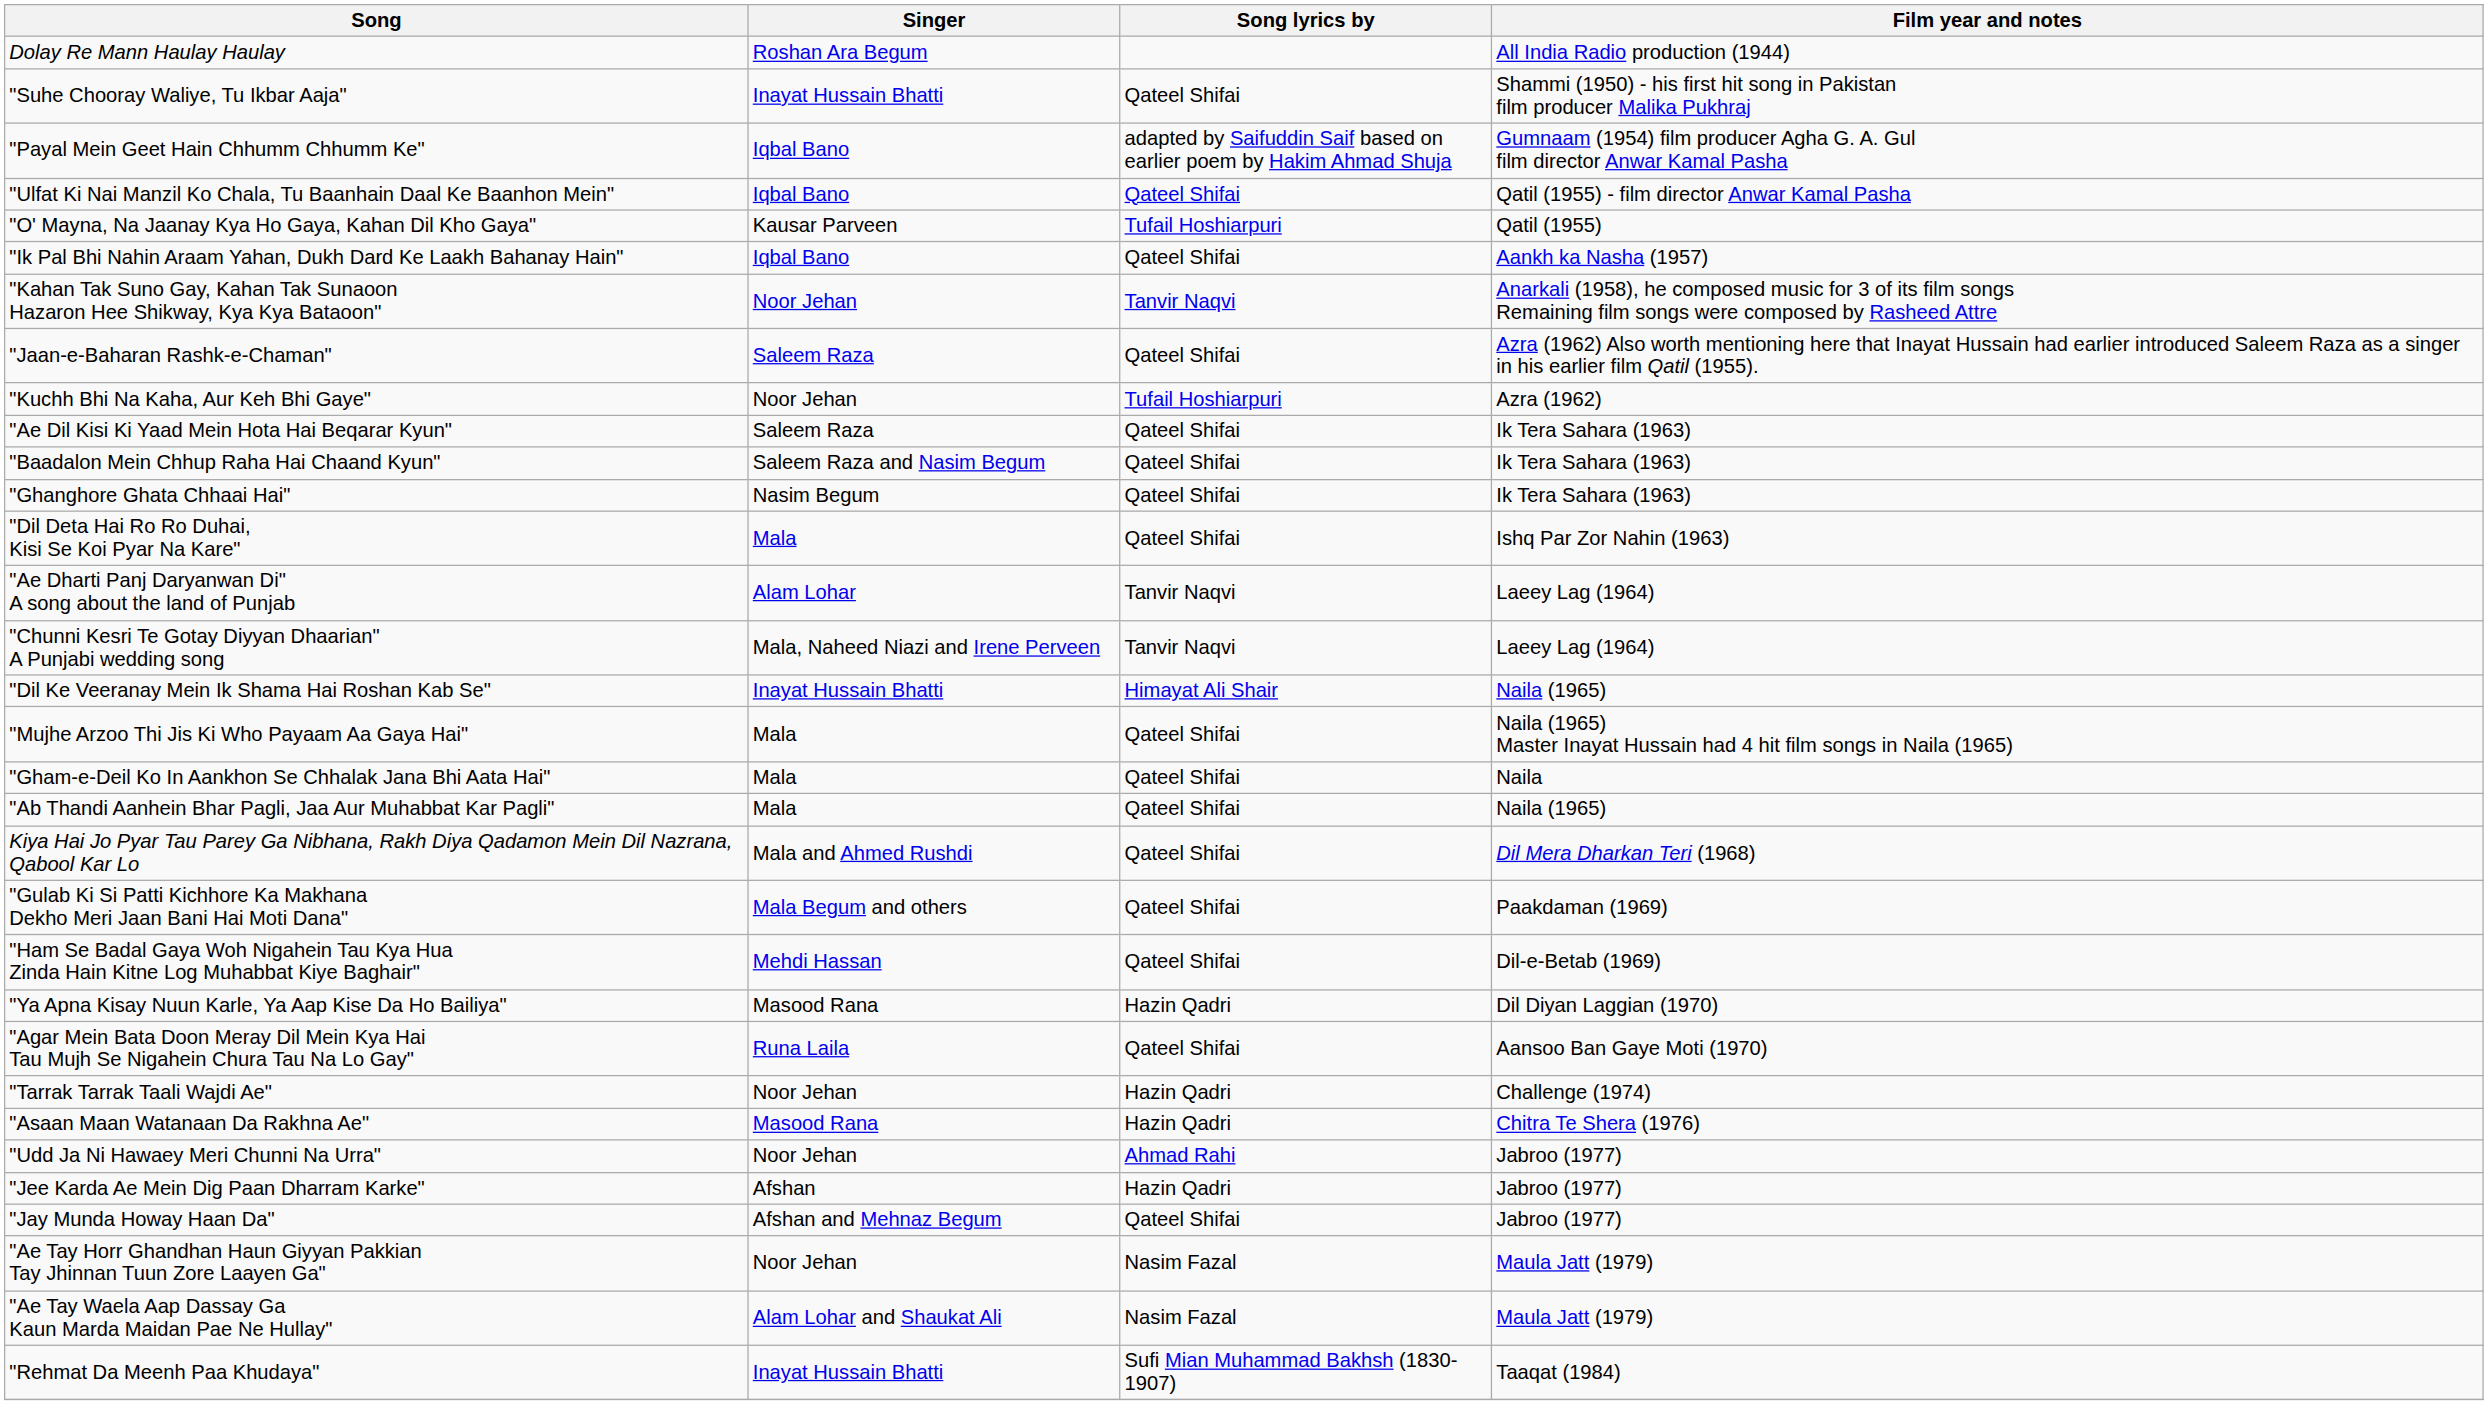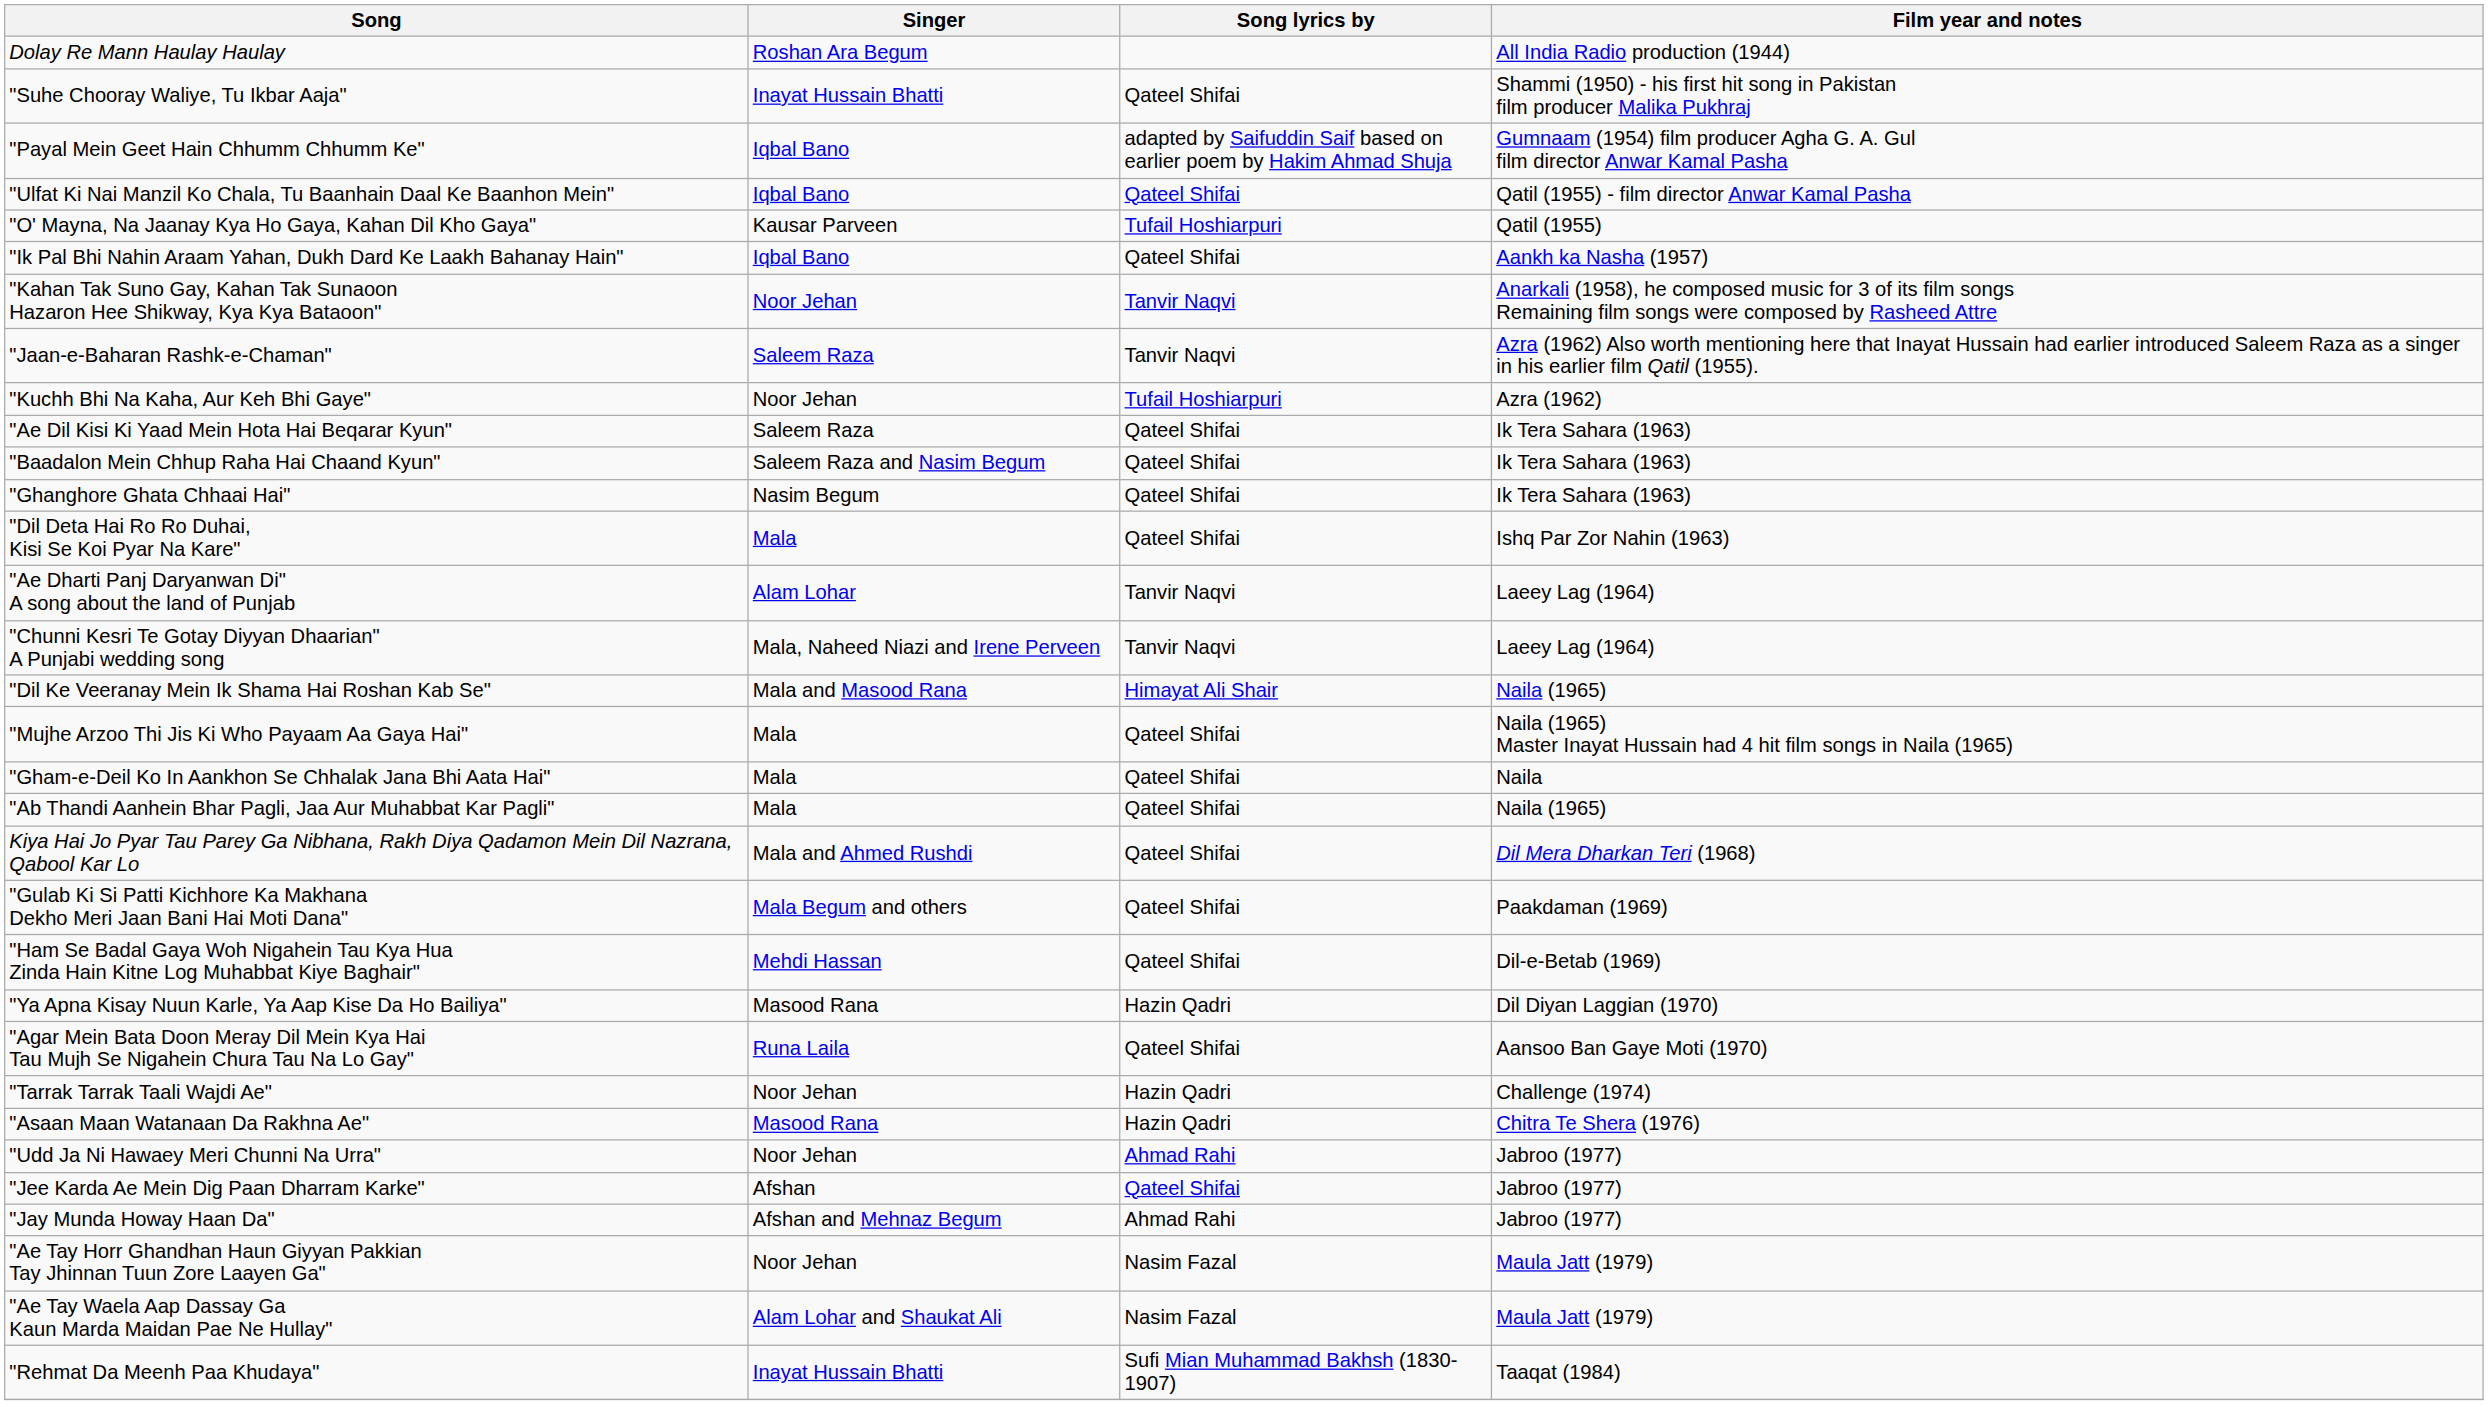(1182, 355) Qateel Shifai -> (1180, 355) Tanvir Naqvi
(848, 690) Inayat Hussain Bhatti -> (860, 690) Mala and Masood Rana
(1178, 1187) Hazin Qadri -> (1182, 1187) Qateel Shifai
(1182, 1219) Qateel Shifai -> (1180, 1219) Ahmad Rahi
